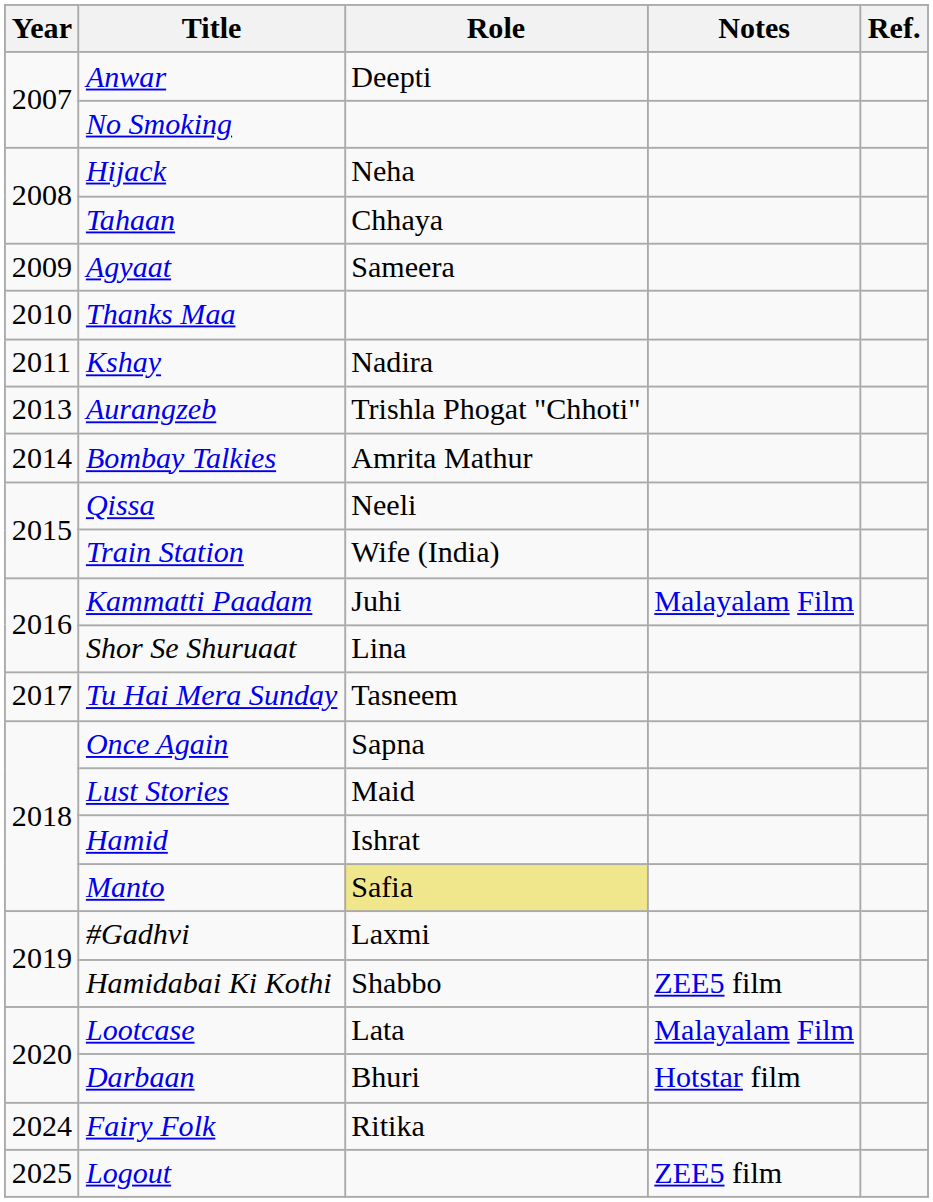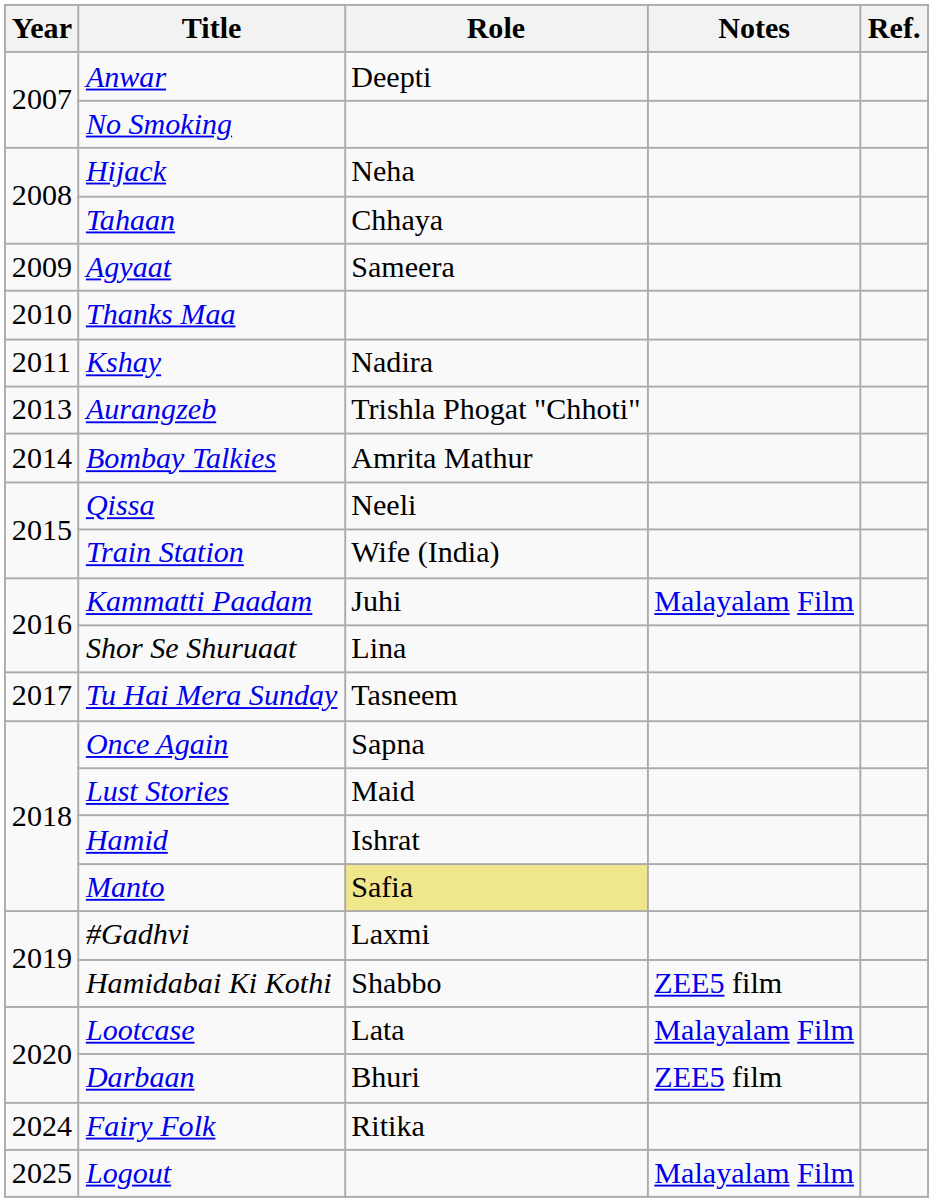(727, 1077) Hotstar film -> (718, 1077) ZEE5 film
(718, 1173) ZEE5 film -> (754, 1173) Malayalam Film
